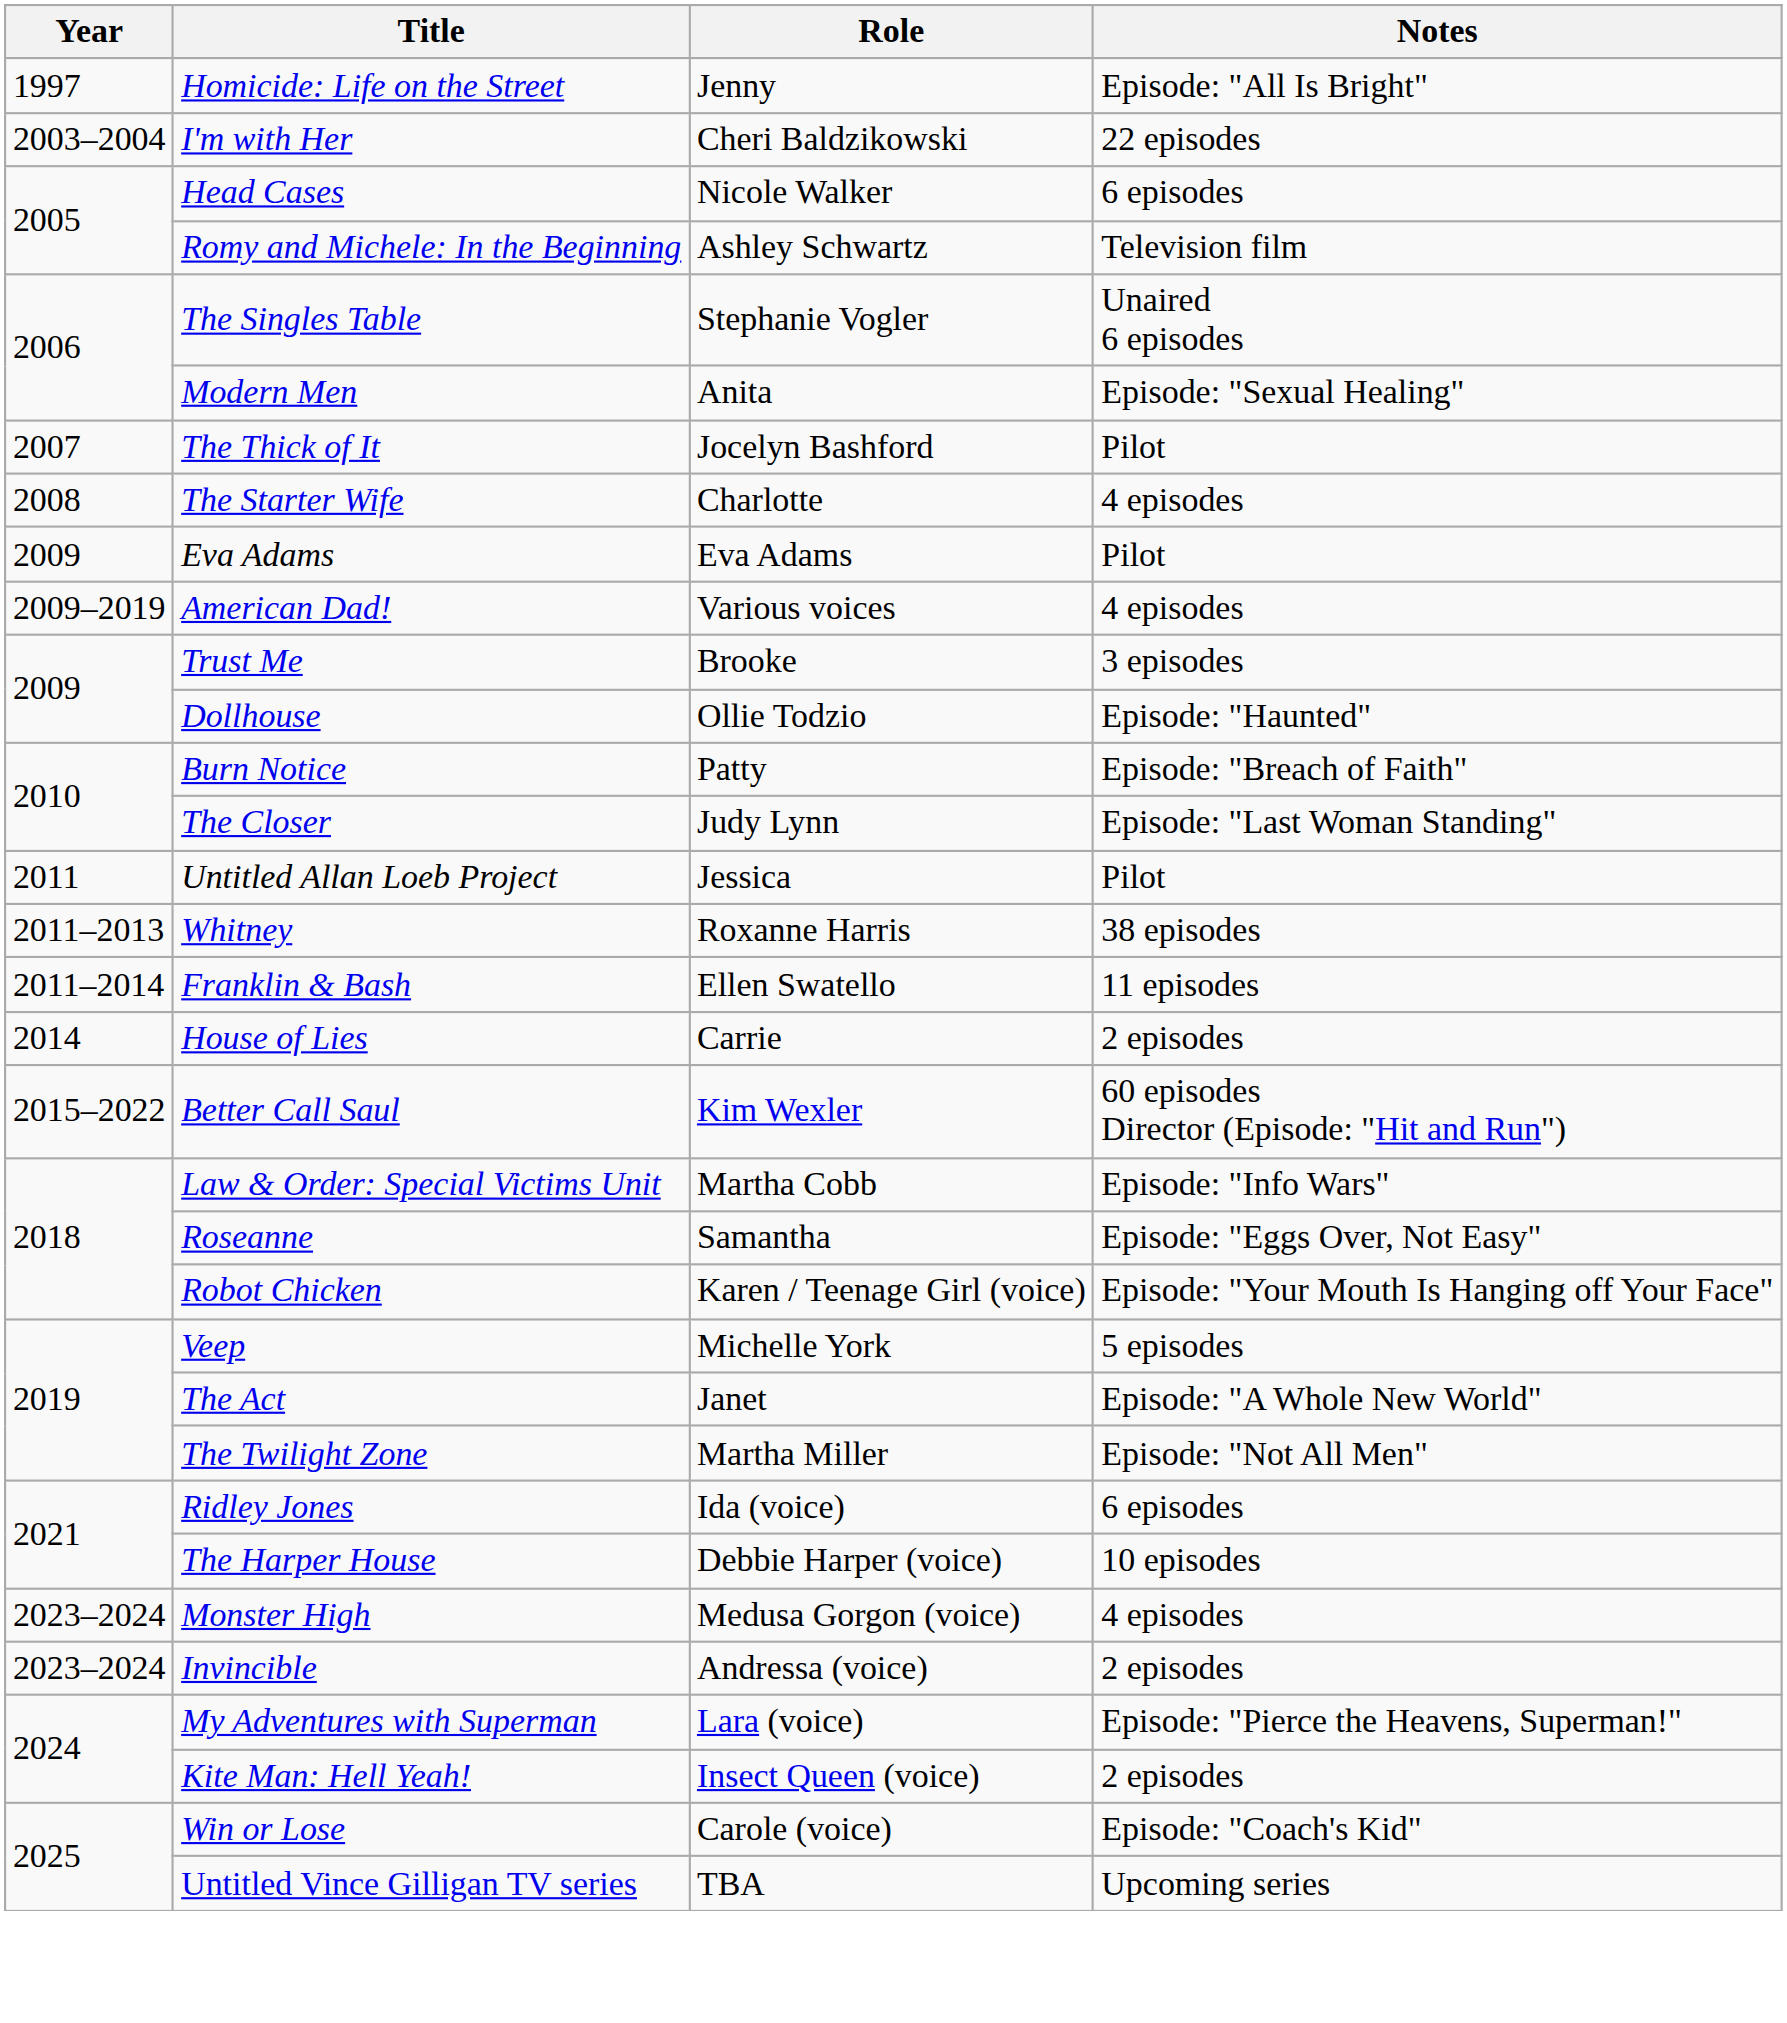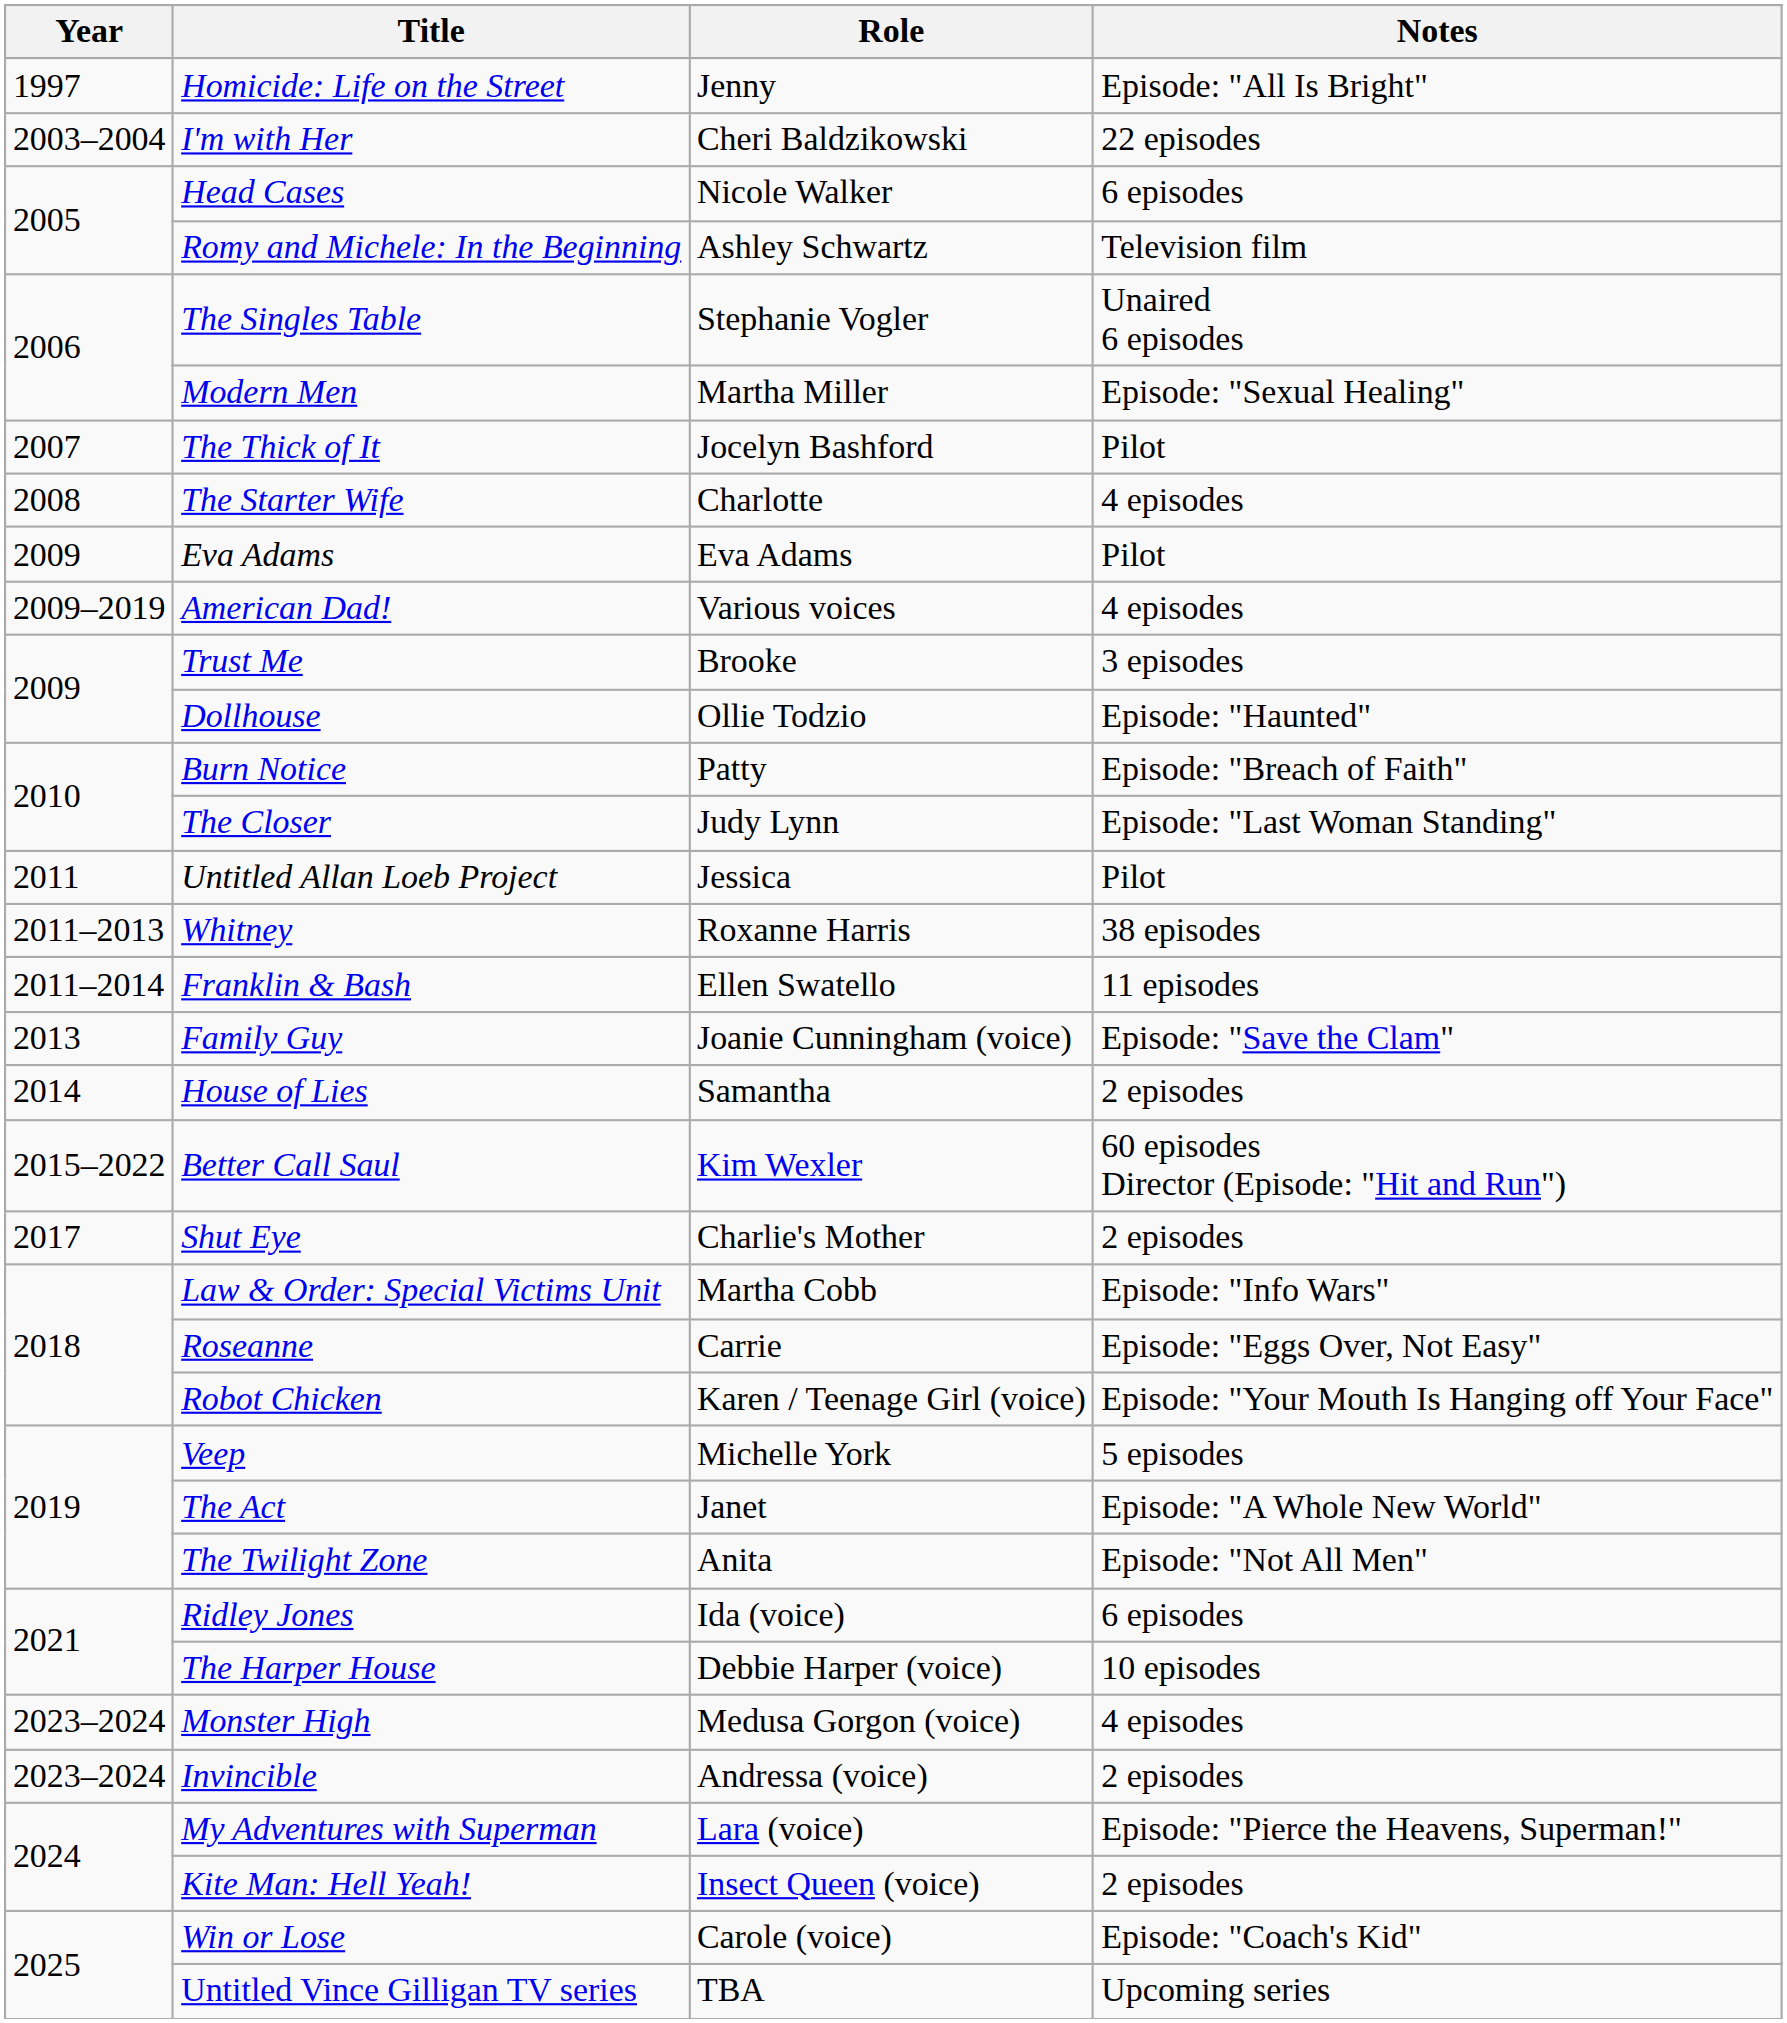(735, 392) Anita -> (793, 392) Martha Miller
+ row: (262, 1037)
(739, 1037) Carrie -> (764, 1091) Samantha
+ row: (241, 1237)
(764, 1237) Samantha -> (739, 1345) Carrie
(793, 1452) Martha Miller -> (735, 1560) Anita
